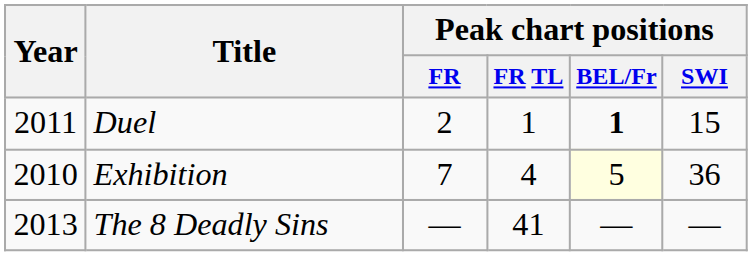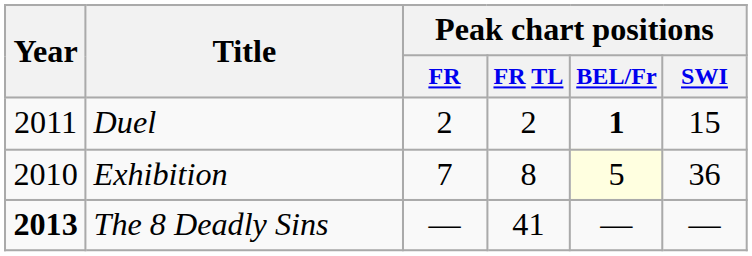(528, 122) 1 -> (528, 122) 2
(528, 173) 4 -> (528, 173) 8
(46, 224) normal -> (46, 224) bold
